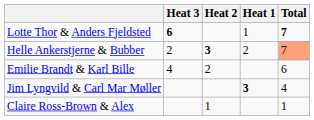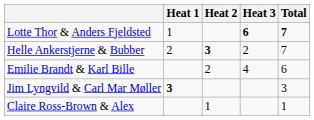columns swapped: (259, 13) <-> (183, 13)
(284, 50) lightsalmon background -> (284, 50) no background
(284, 87) 4 -> (284, 87) 3
